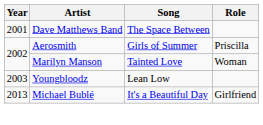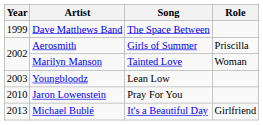(17, 29) 2001 -> (17, 29) 1999
+ row: (69, 95)
